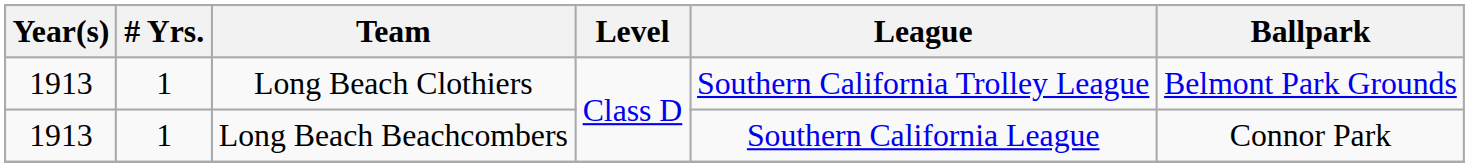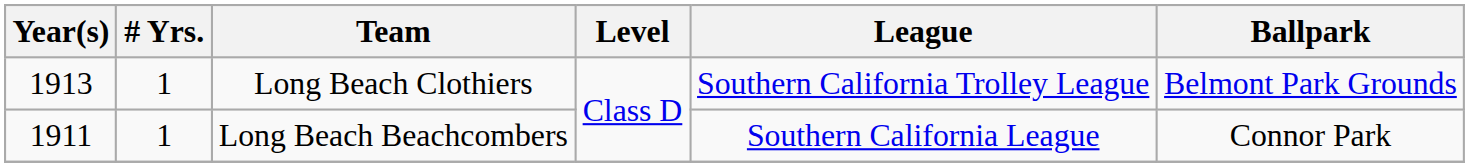(61, 135) 1913 -> (61, 135) 1911
